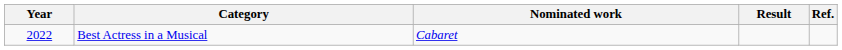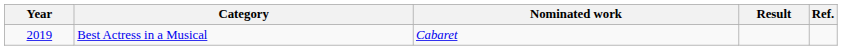(39, 34) 2022 -> (39, 34) 2019
